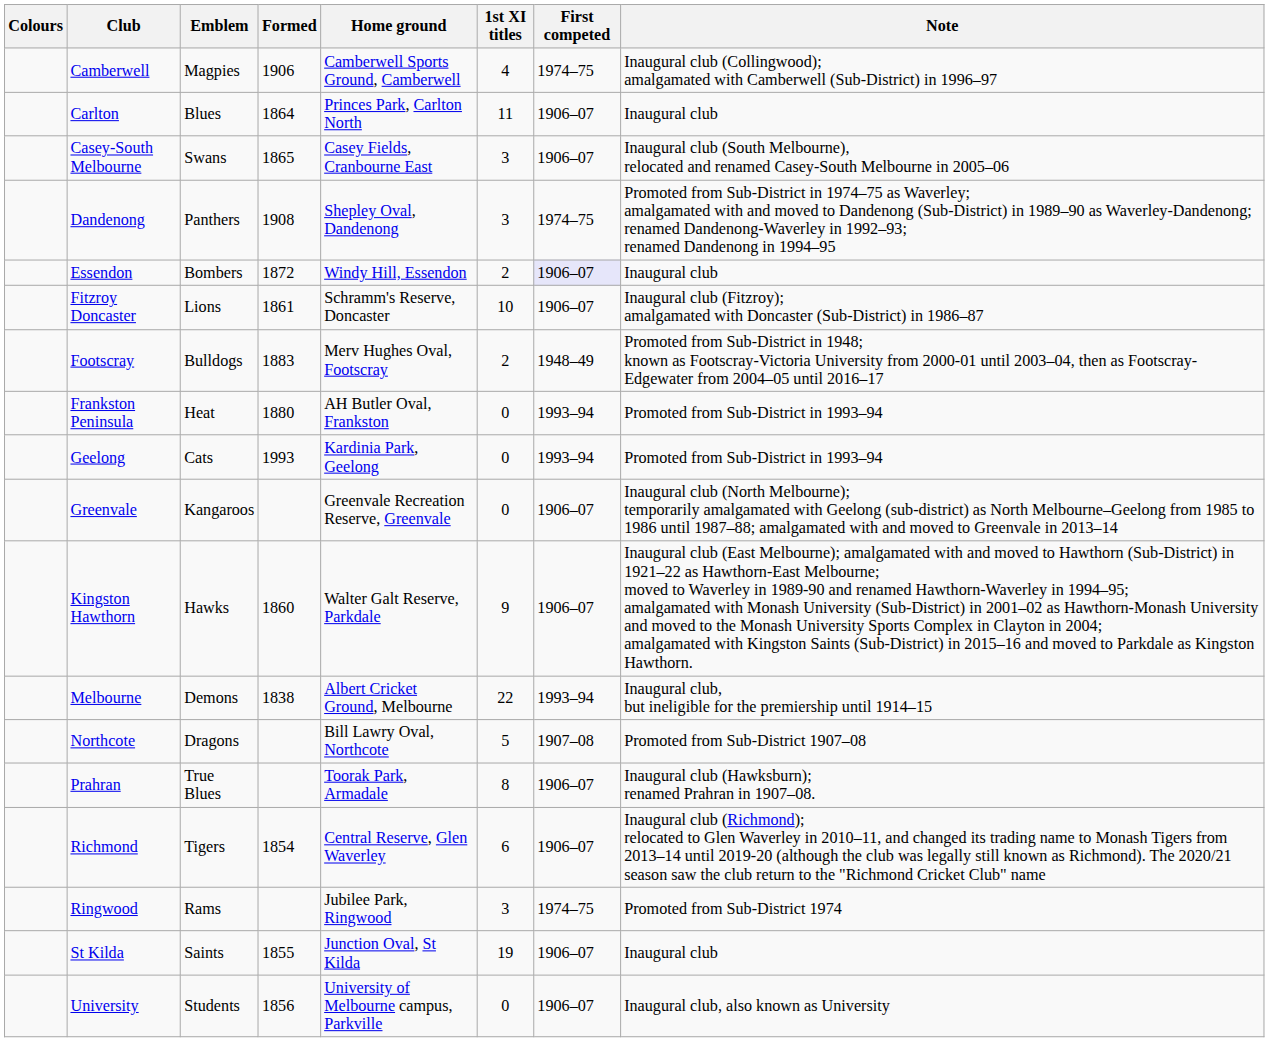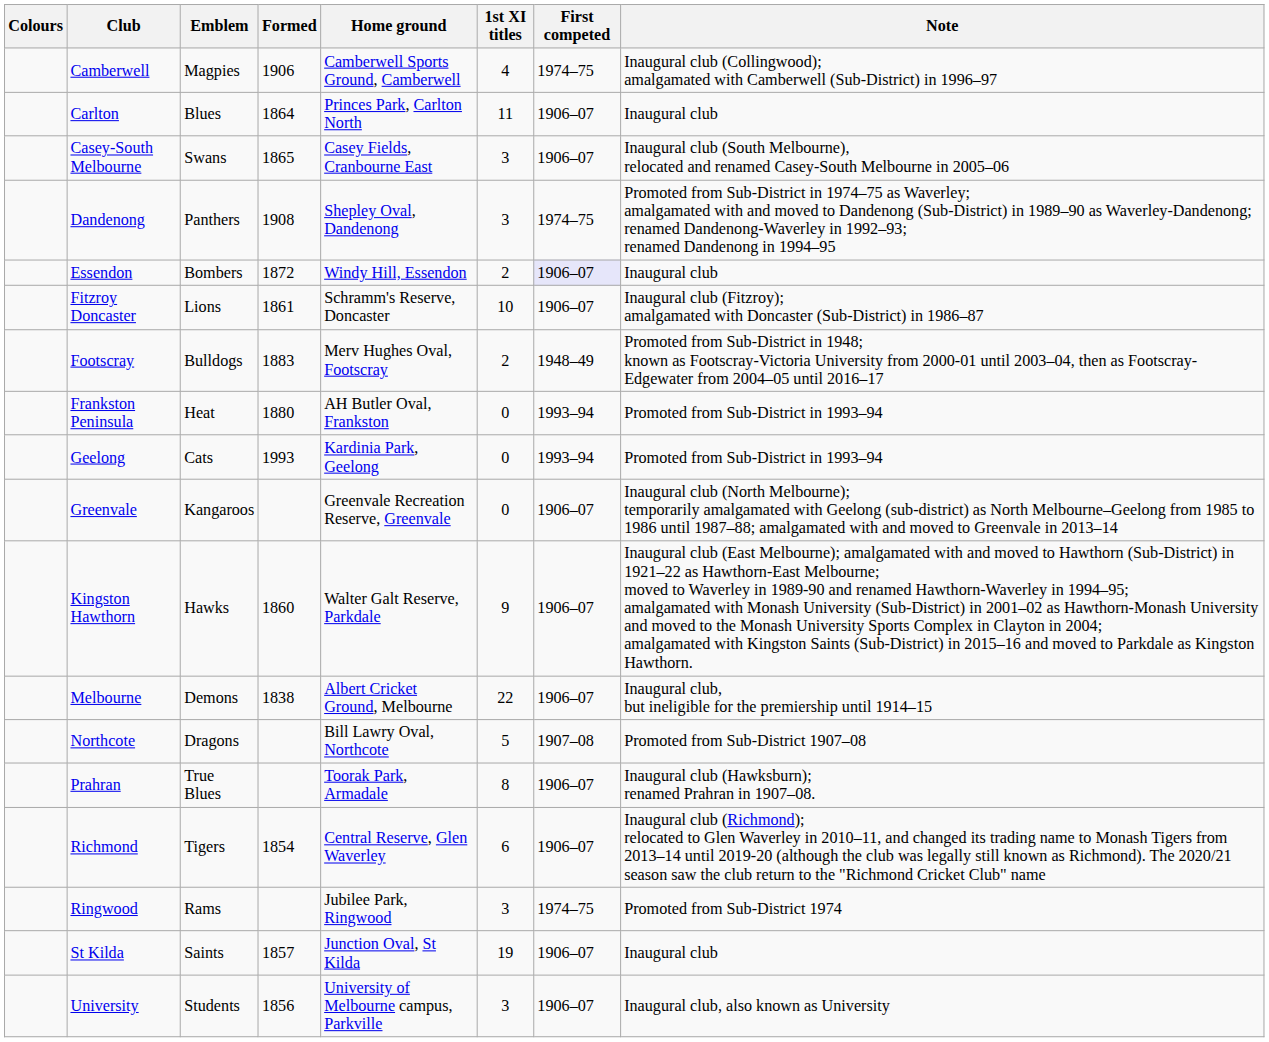(566, 697) 1993–94 -> (566, 697) 1906–07
(278, 952) 1855 -> (278, 952) 1857
(505, 1005) 0 -> (505, 1005) 3
